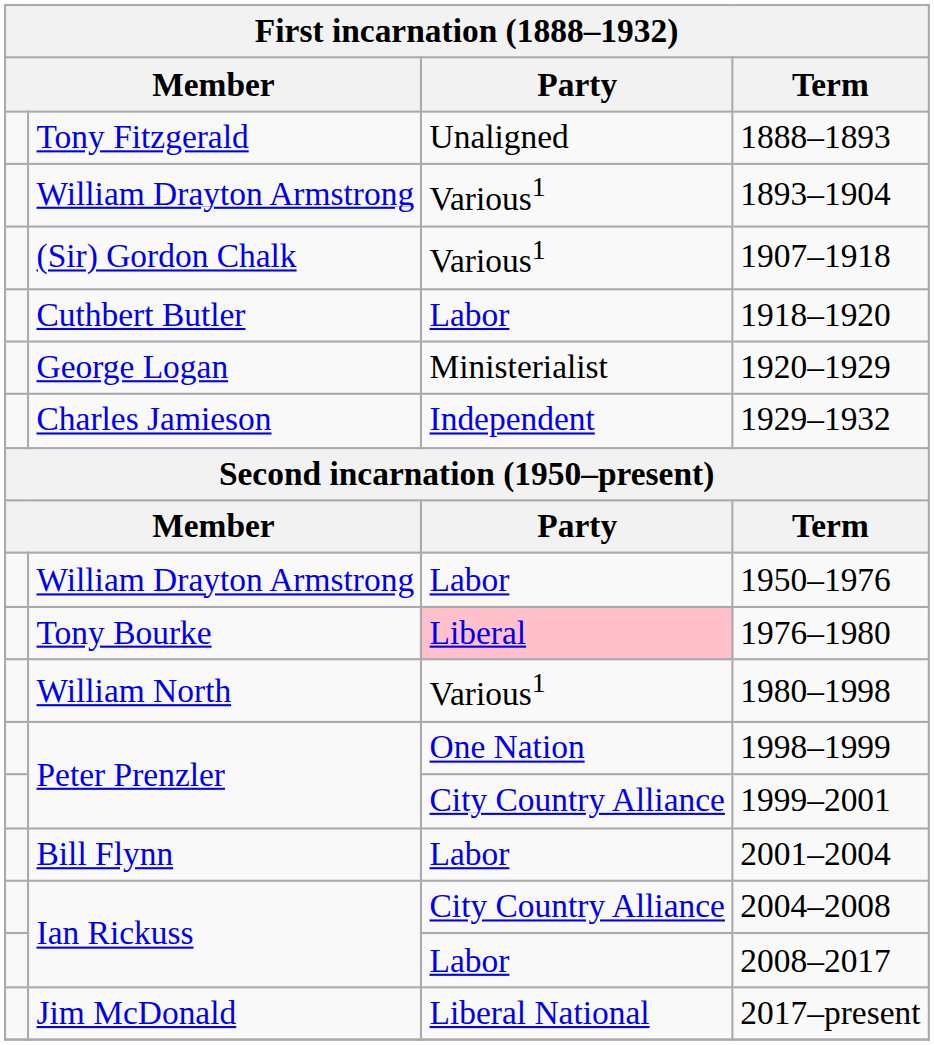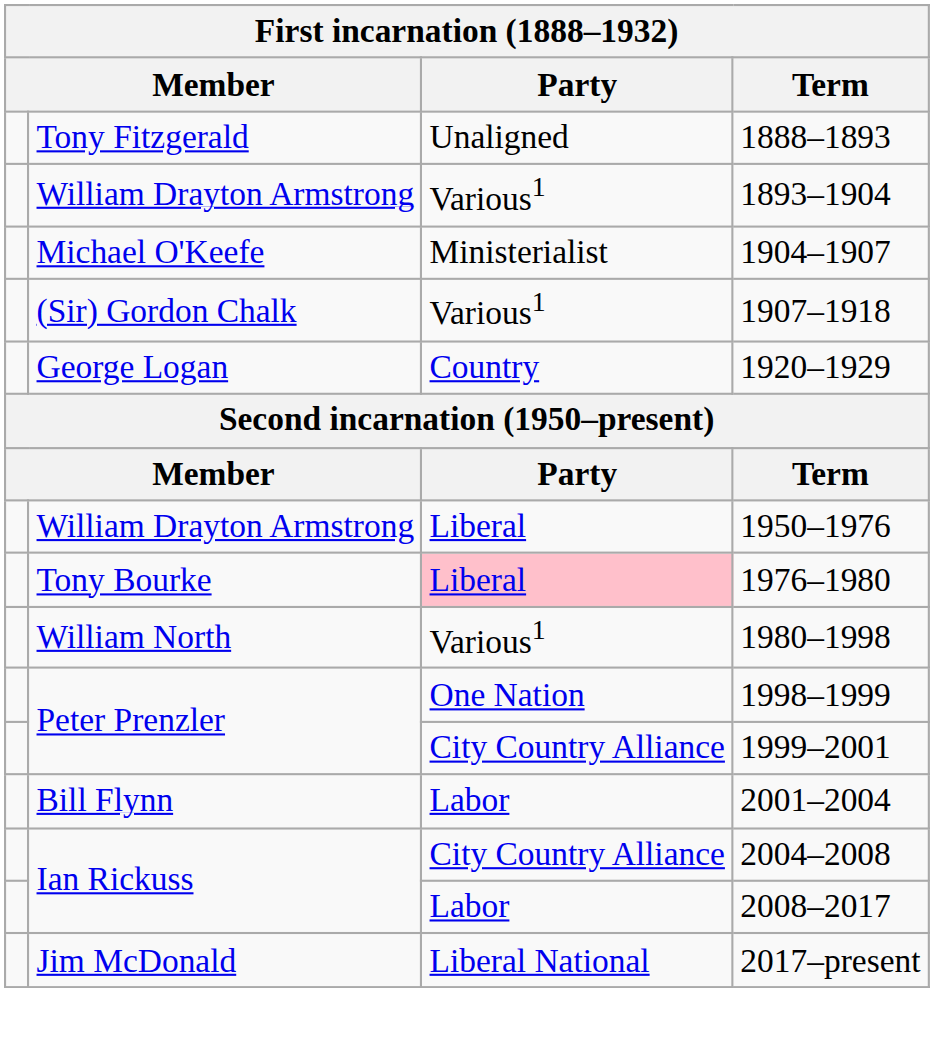+ row: (816, 252)
- row: (816, 314)
(519, 367) Ministerialist -> (484, 367) Country
- row: (816, 420)
(469, 579) Labor -> (478, 526) Liberal
